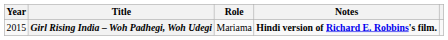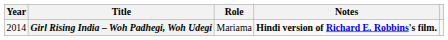(16, 27) 2015 -> (16, 27) 2014
